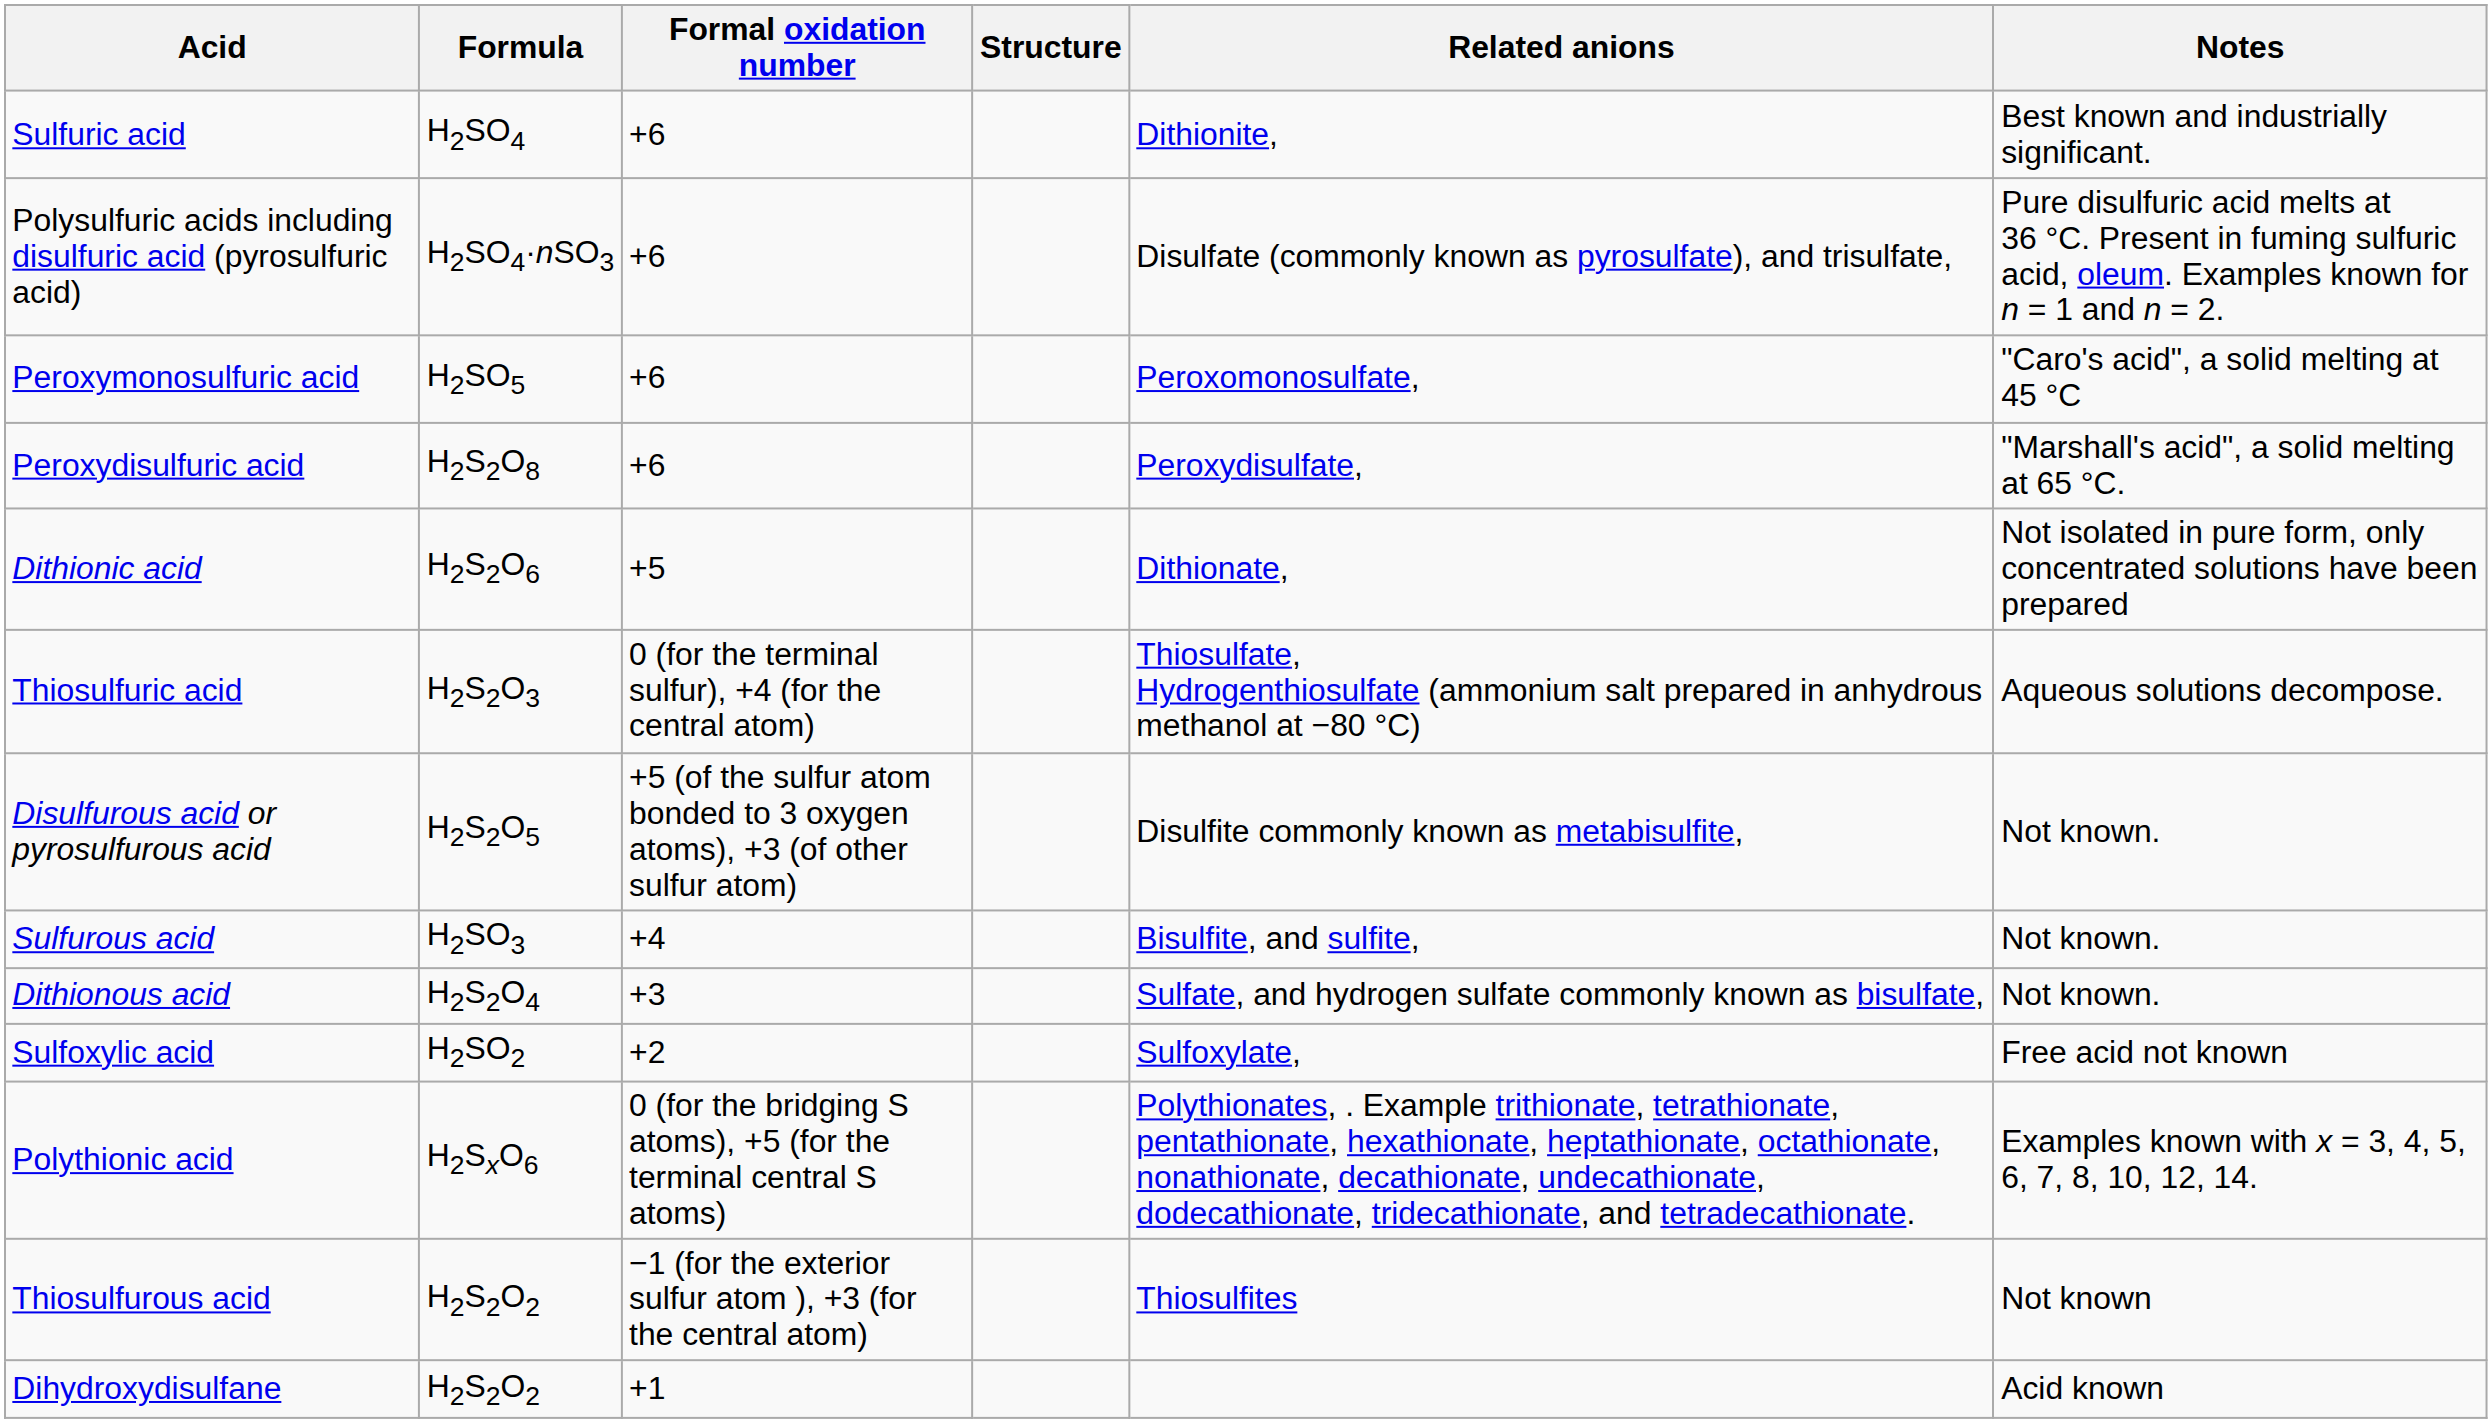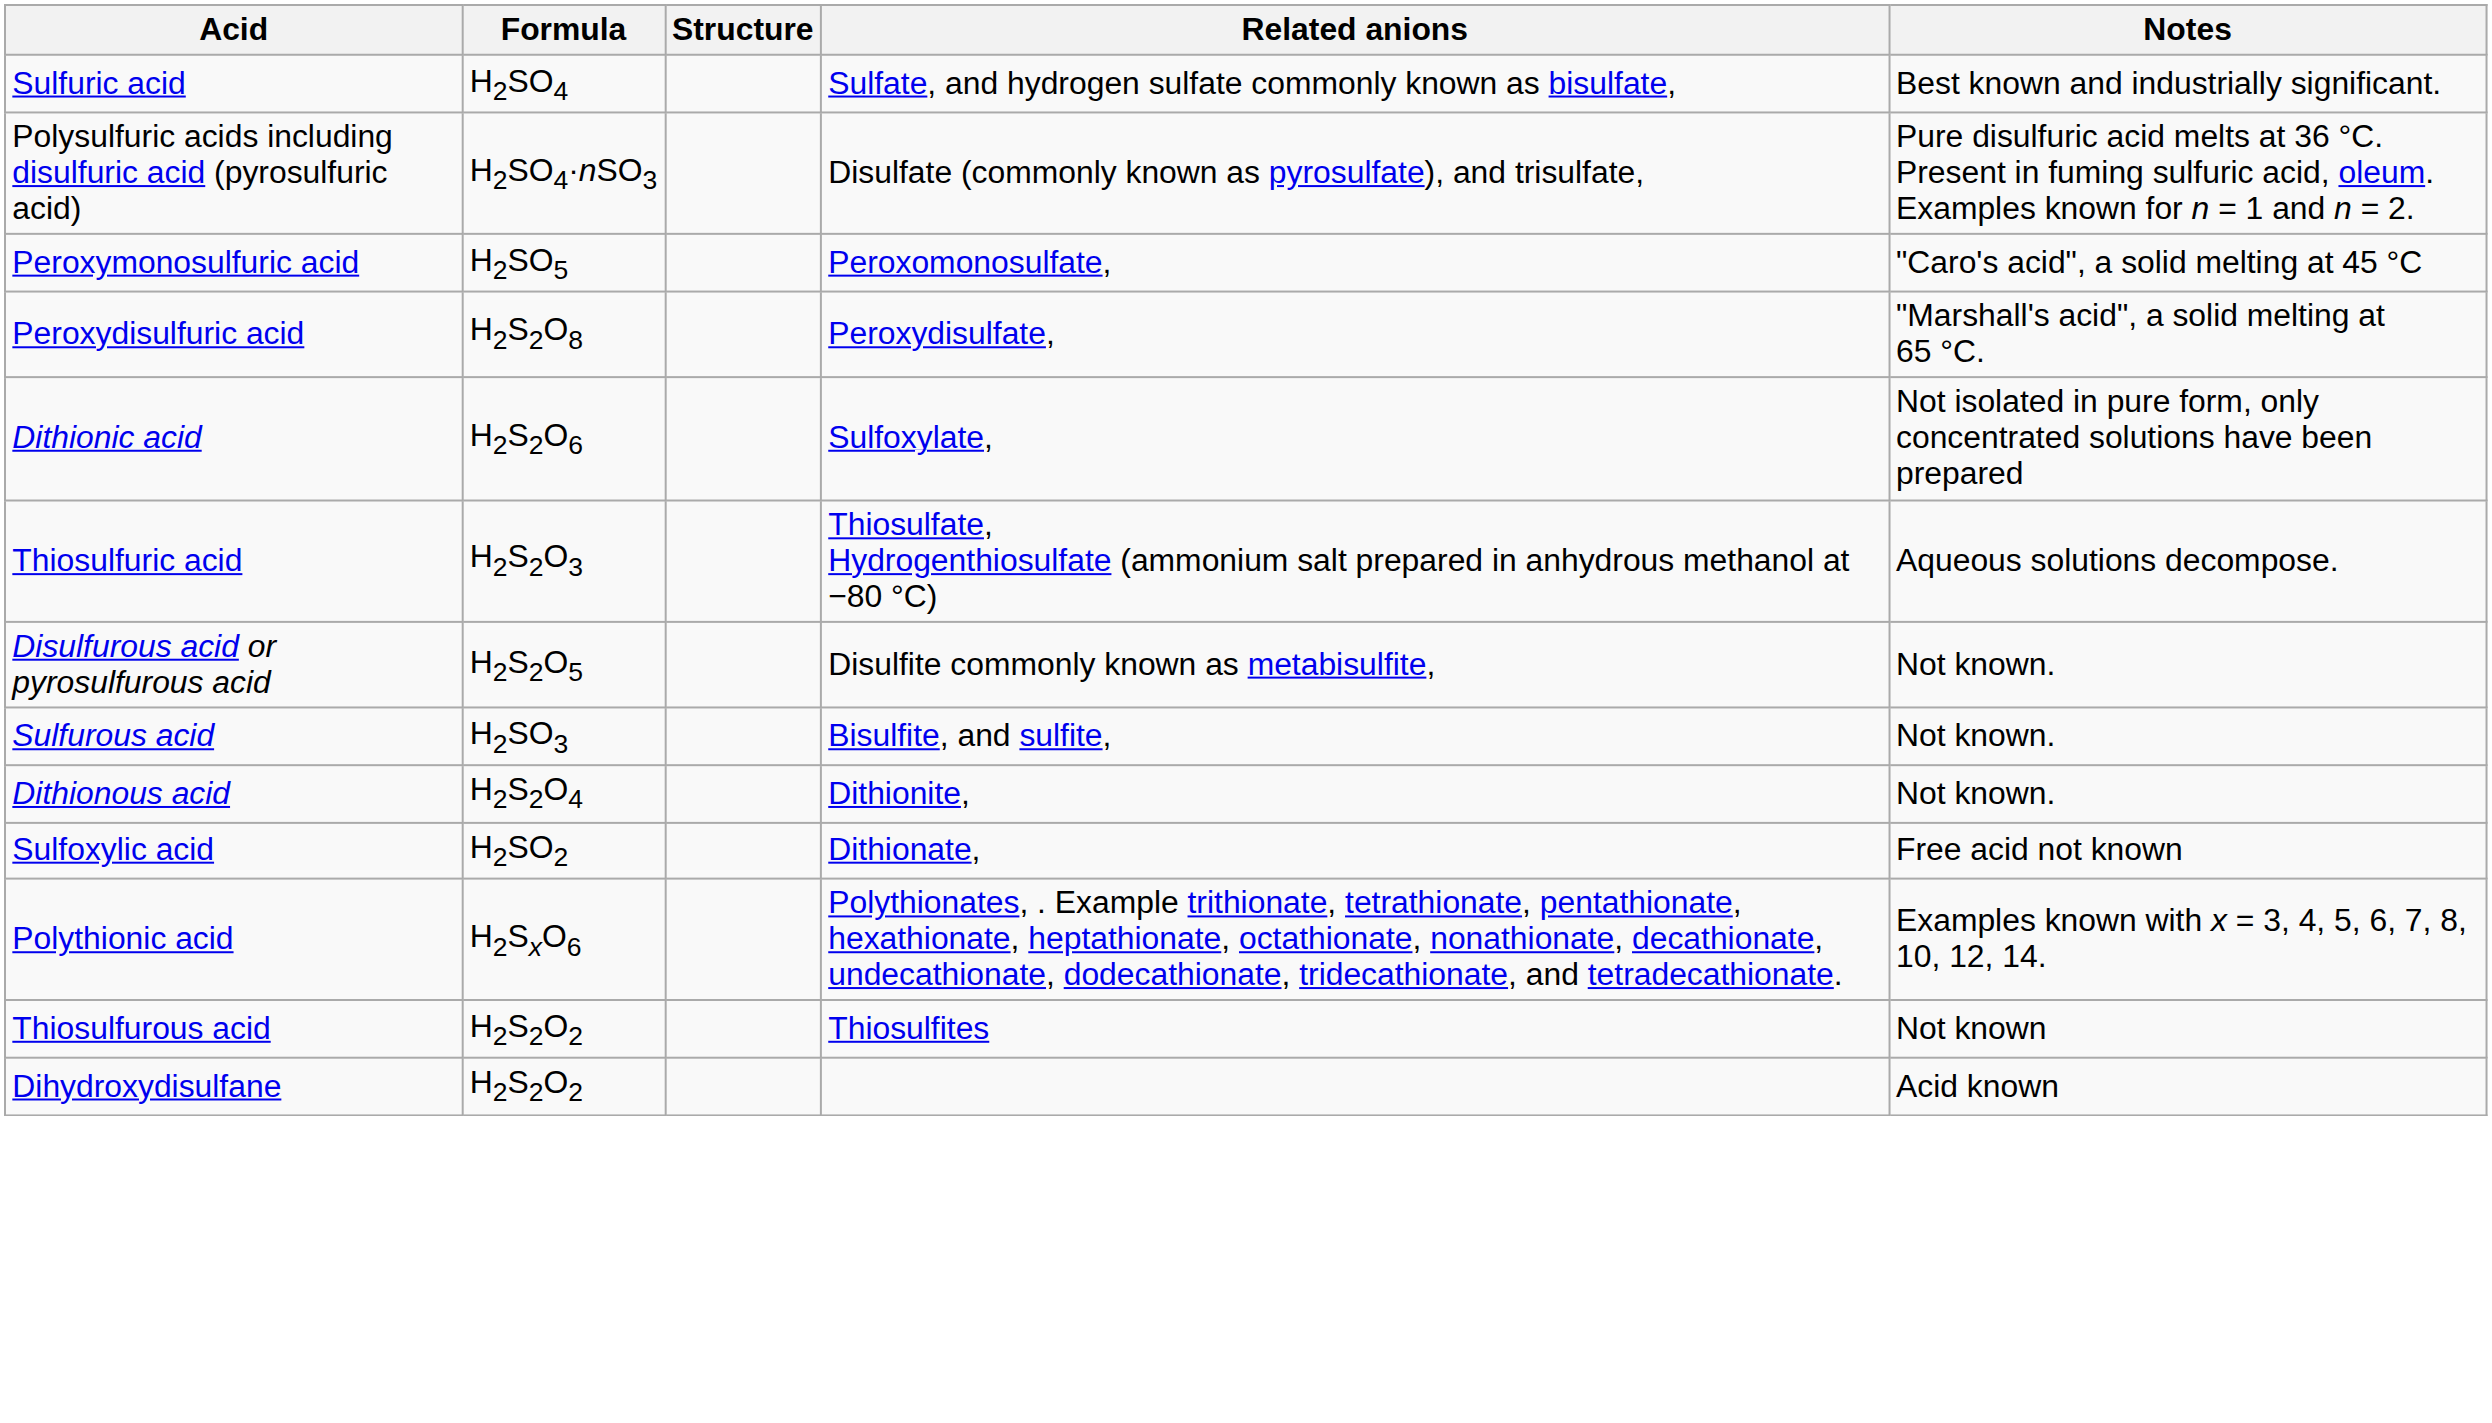- column: (797, 47)
(1207, 133) Dithionite, -> (1252, 83) Sulfate, and hydrogen sulfate commonly known as bisulfate,
(1212, 568) Dithionate, -> (911, 438) Sulfoxylate,
(1560, 995) Sulfate, and hydrogen sulfate commonly known as bisulfate, -> (899, 792) Dithionite,
(1219, 1052) Sulfoxylate, -> (904, 849) Dithionate,
